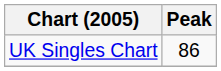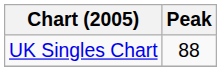(189, 50) 86 -> (189, 50) 88
